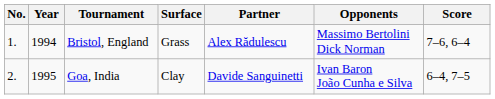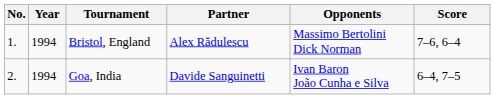- column: (181, 14)
(44, 75) 1995 -> (44, 75) 1994
